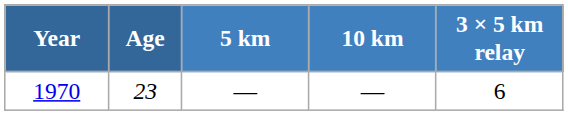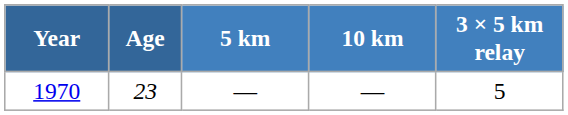(500, 90) 6 -> (500, 90) 5
